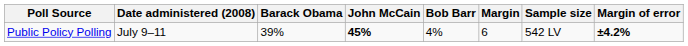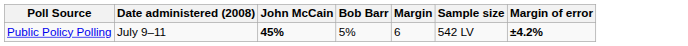- column: (302, 13)
(434, 32) 4% -> (347, 32) 5%
